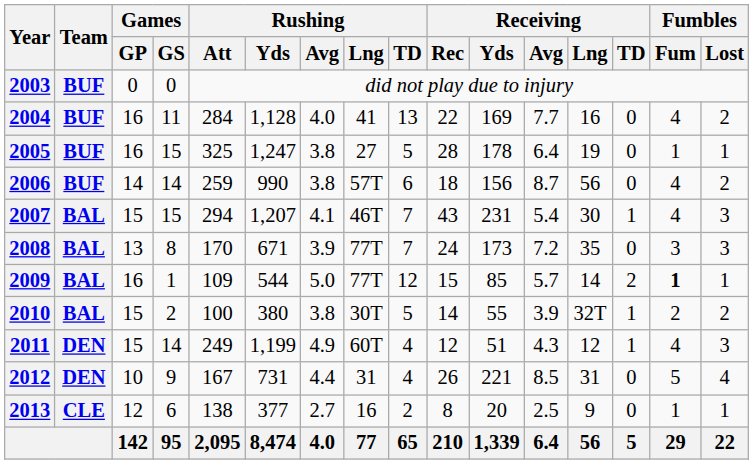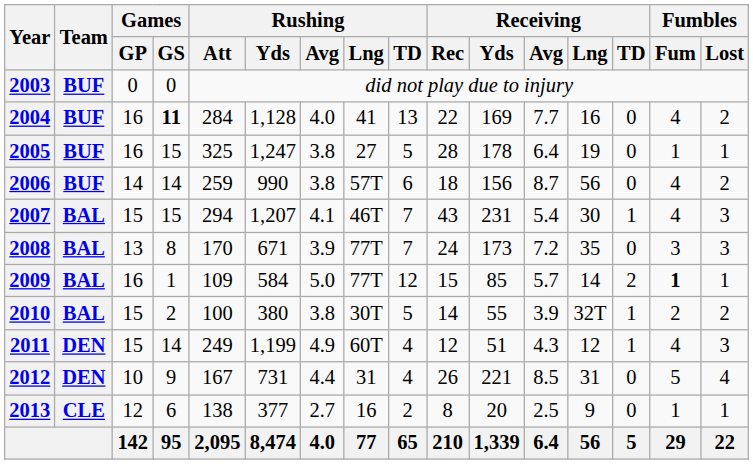(171, 118) normal -> (171, 118) bold
(273, 280) 544 -> (273, 280) 584
